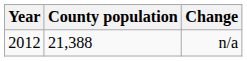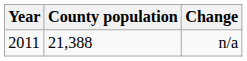(24, 42) 2012 -> (24, 42) 2011
